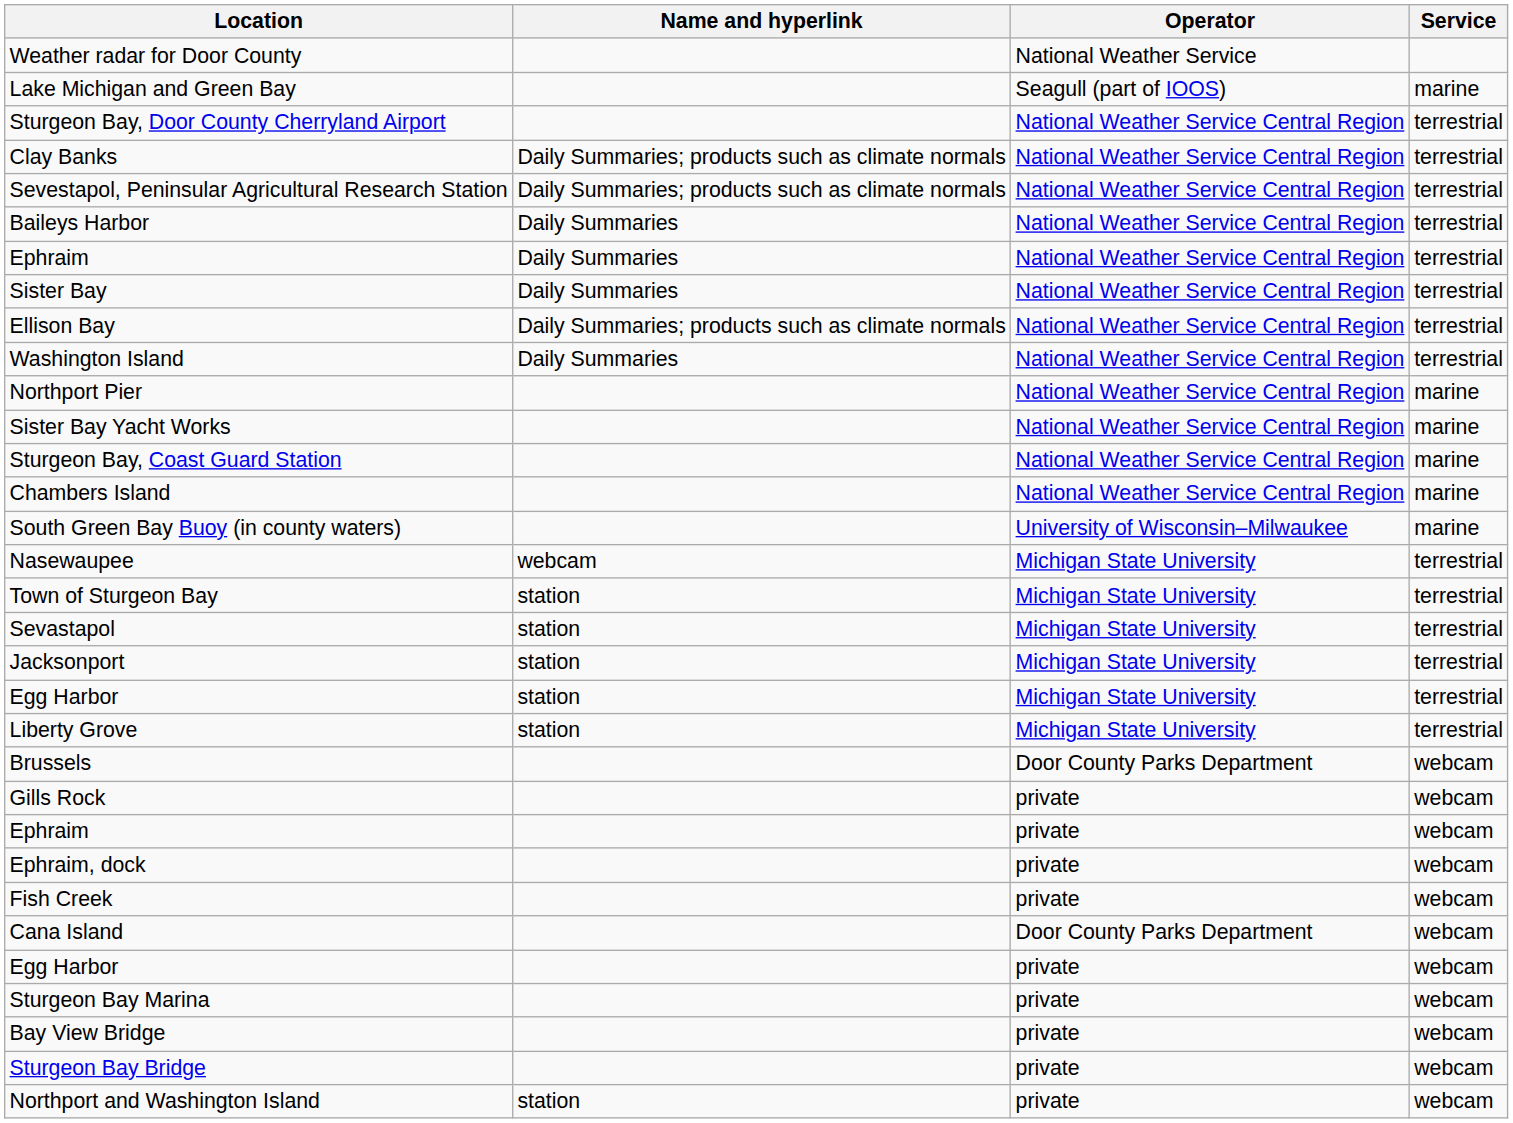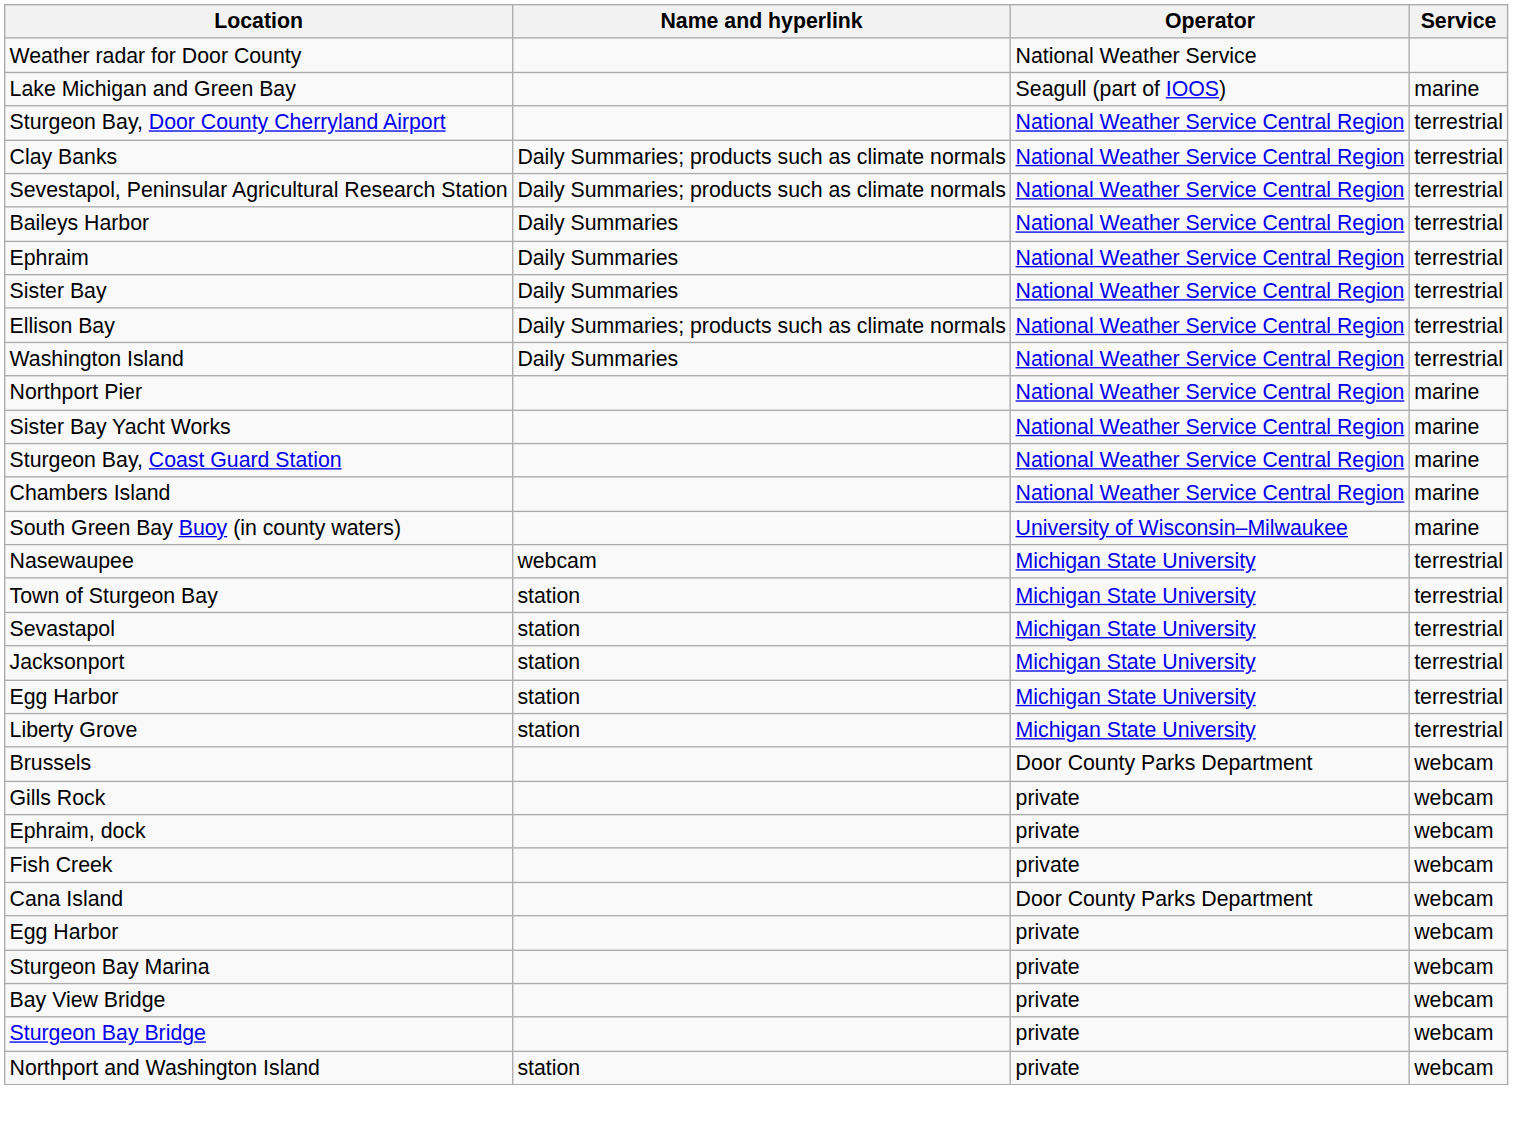- row: (49, 831)
